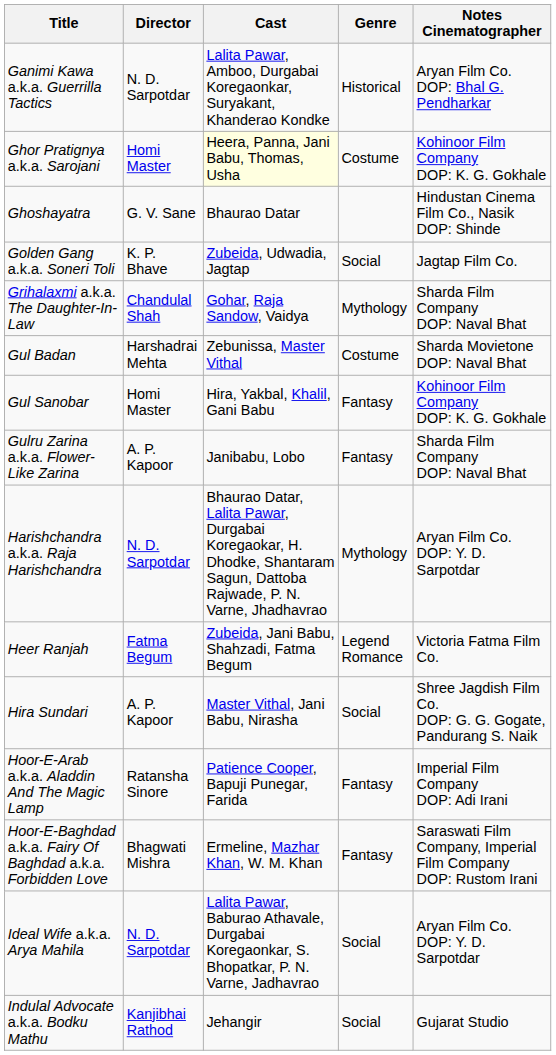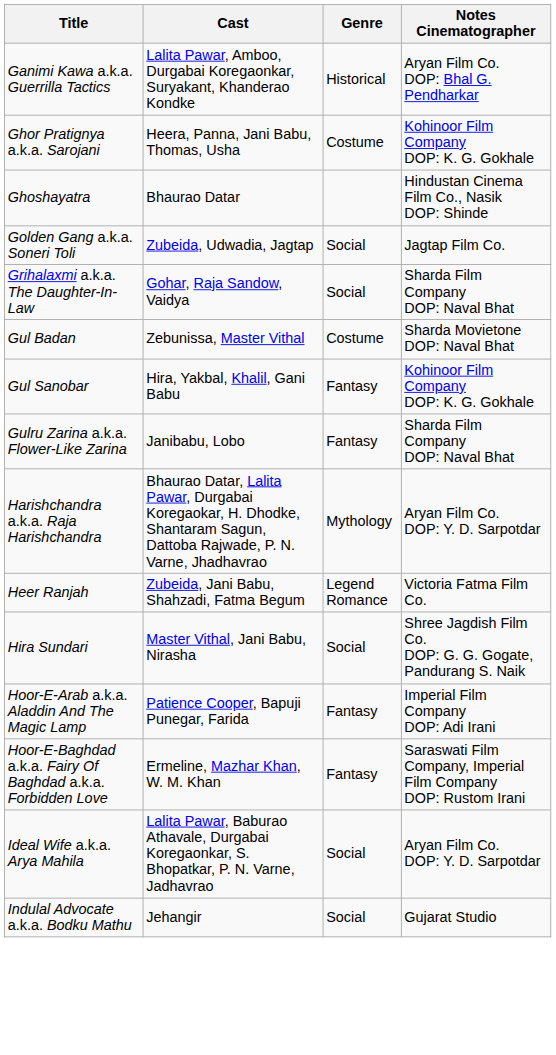- column: (163, 24)
(268, 158) lightyellow background -> (229, 142) no background
(374, 308) Mythology -> (346, 292) Social
